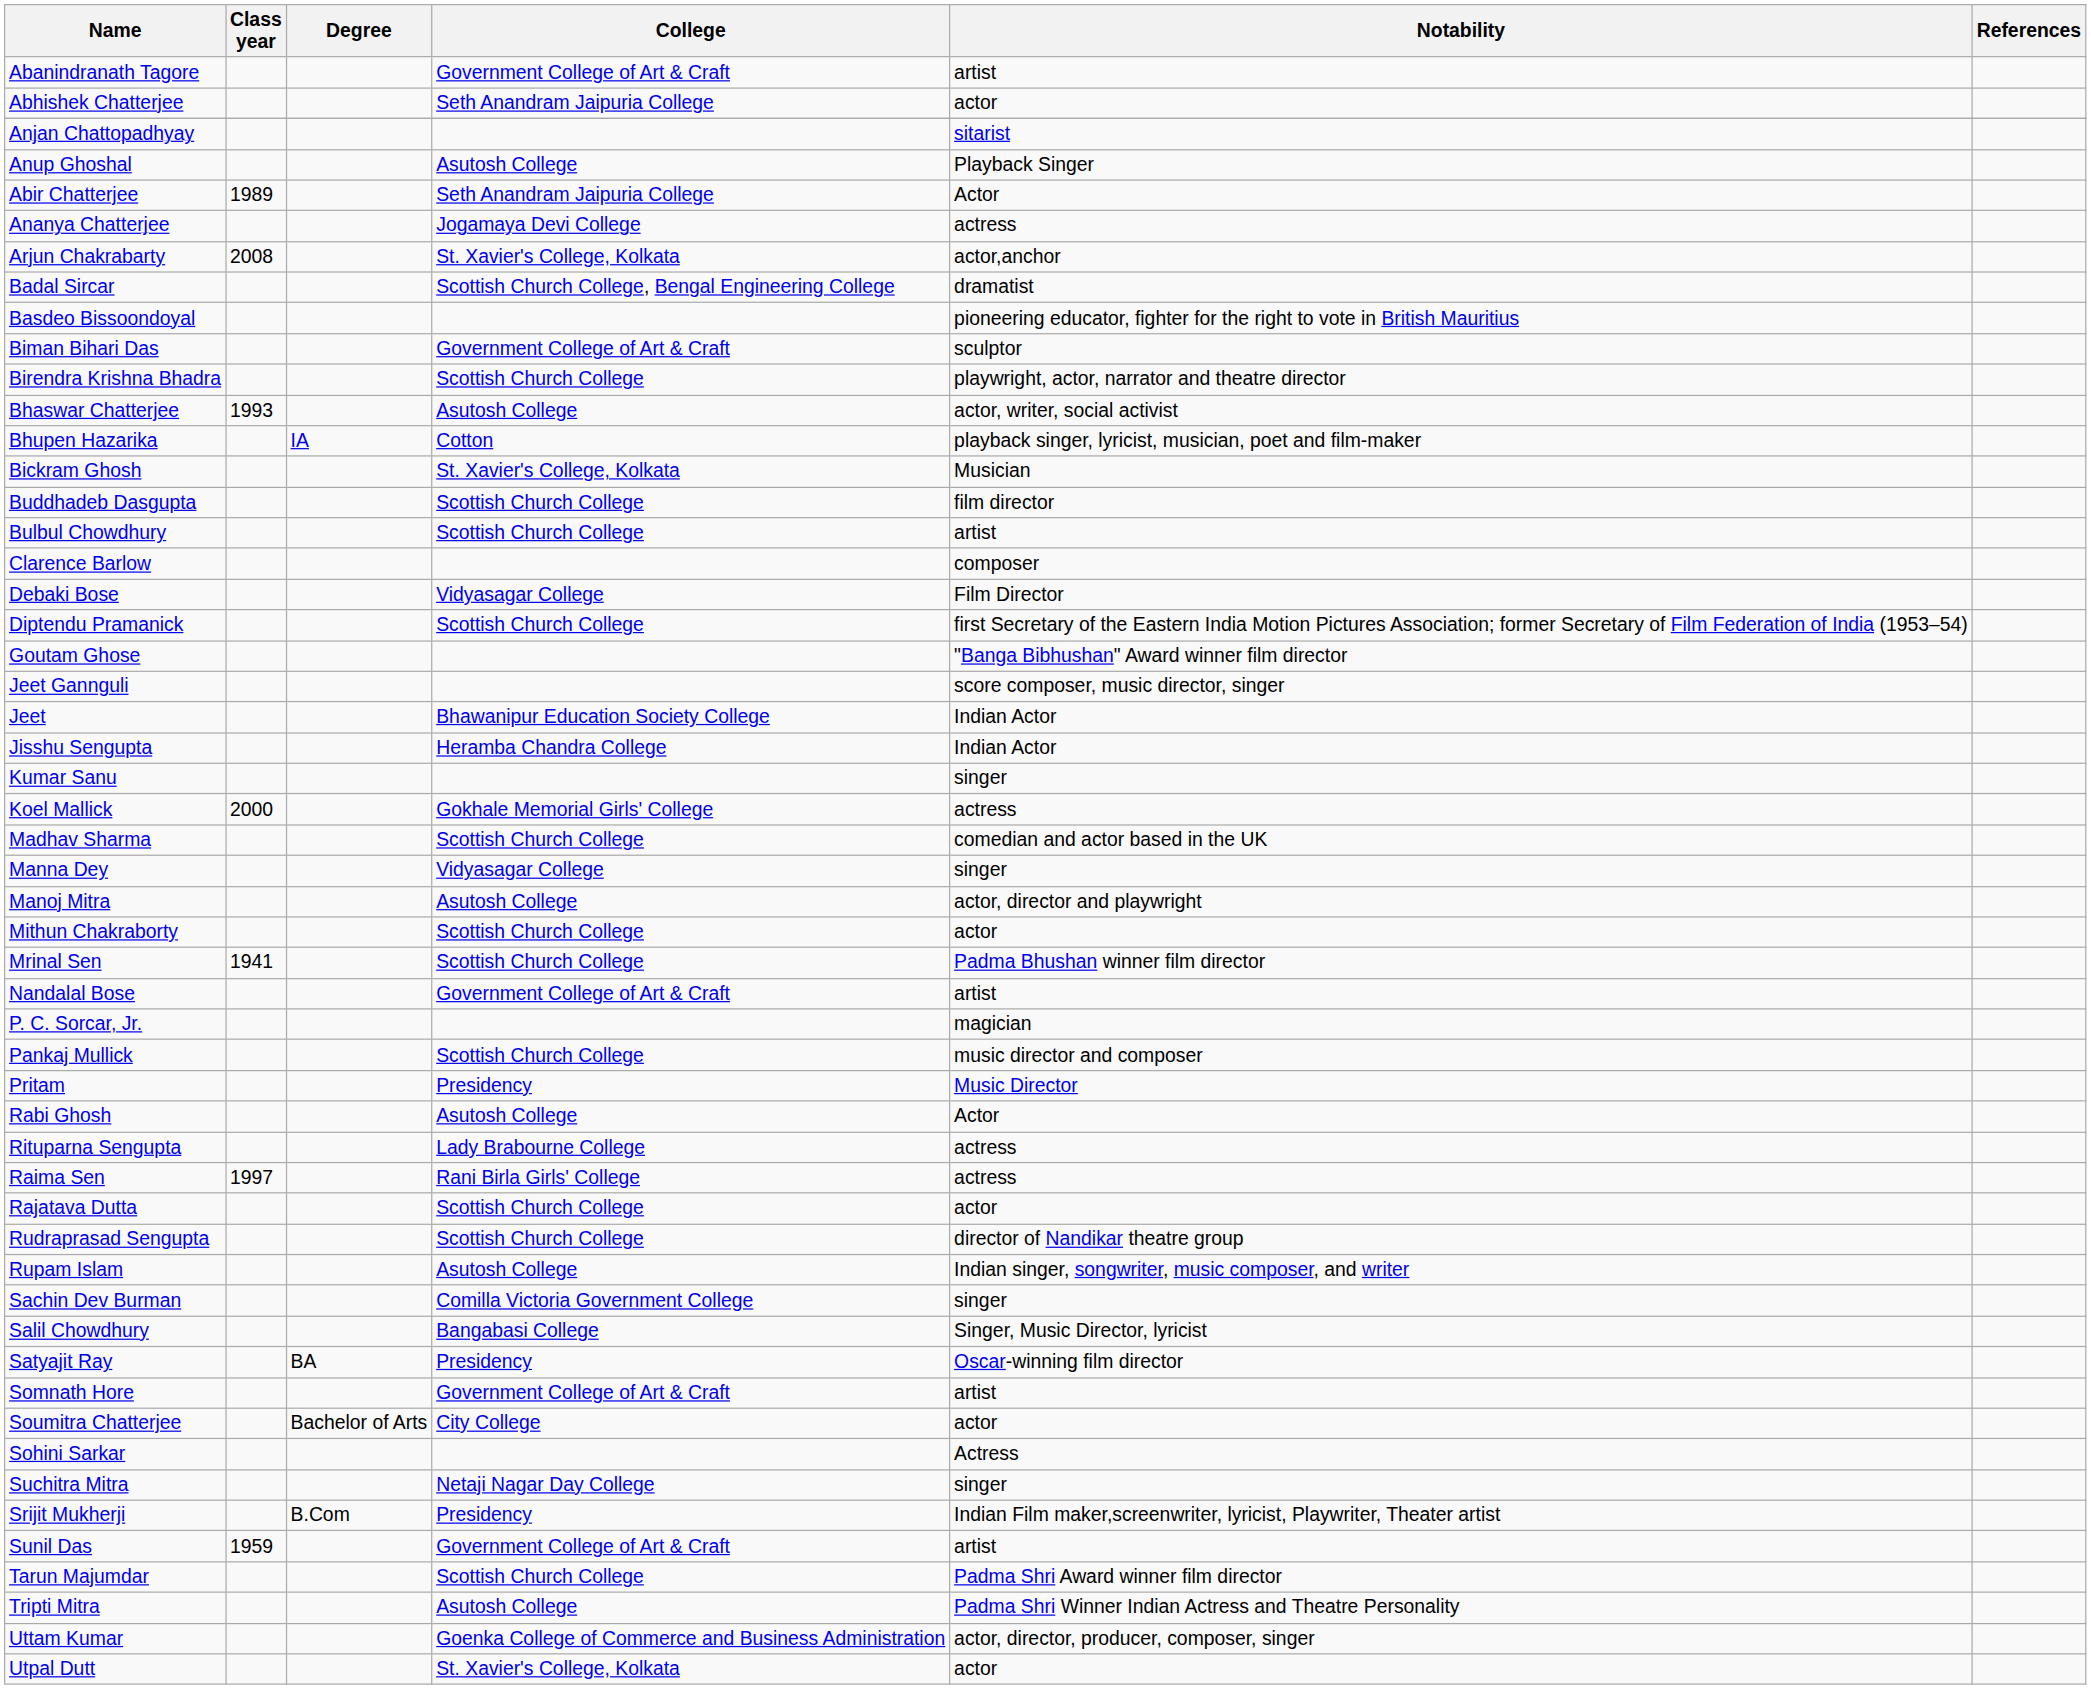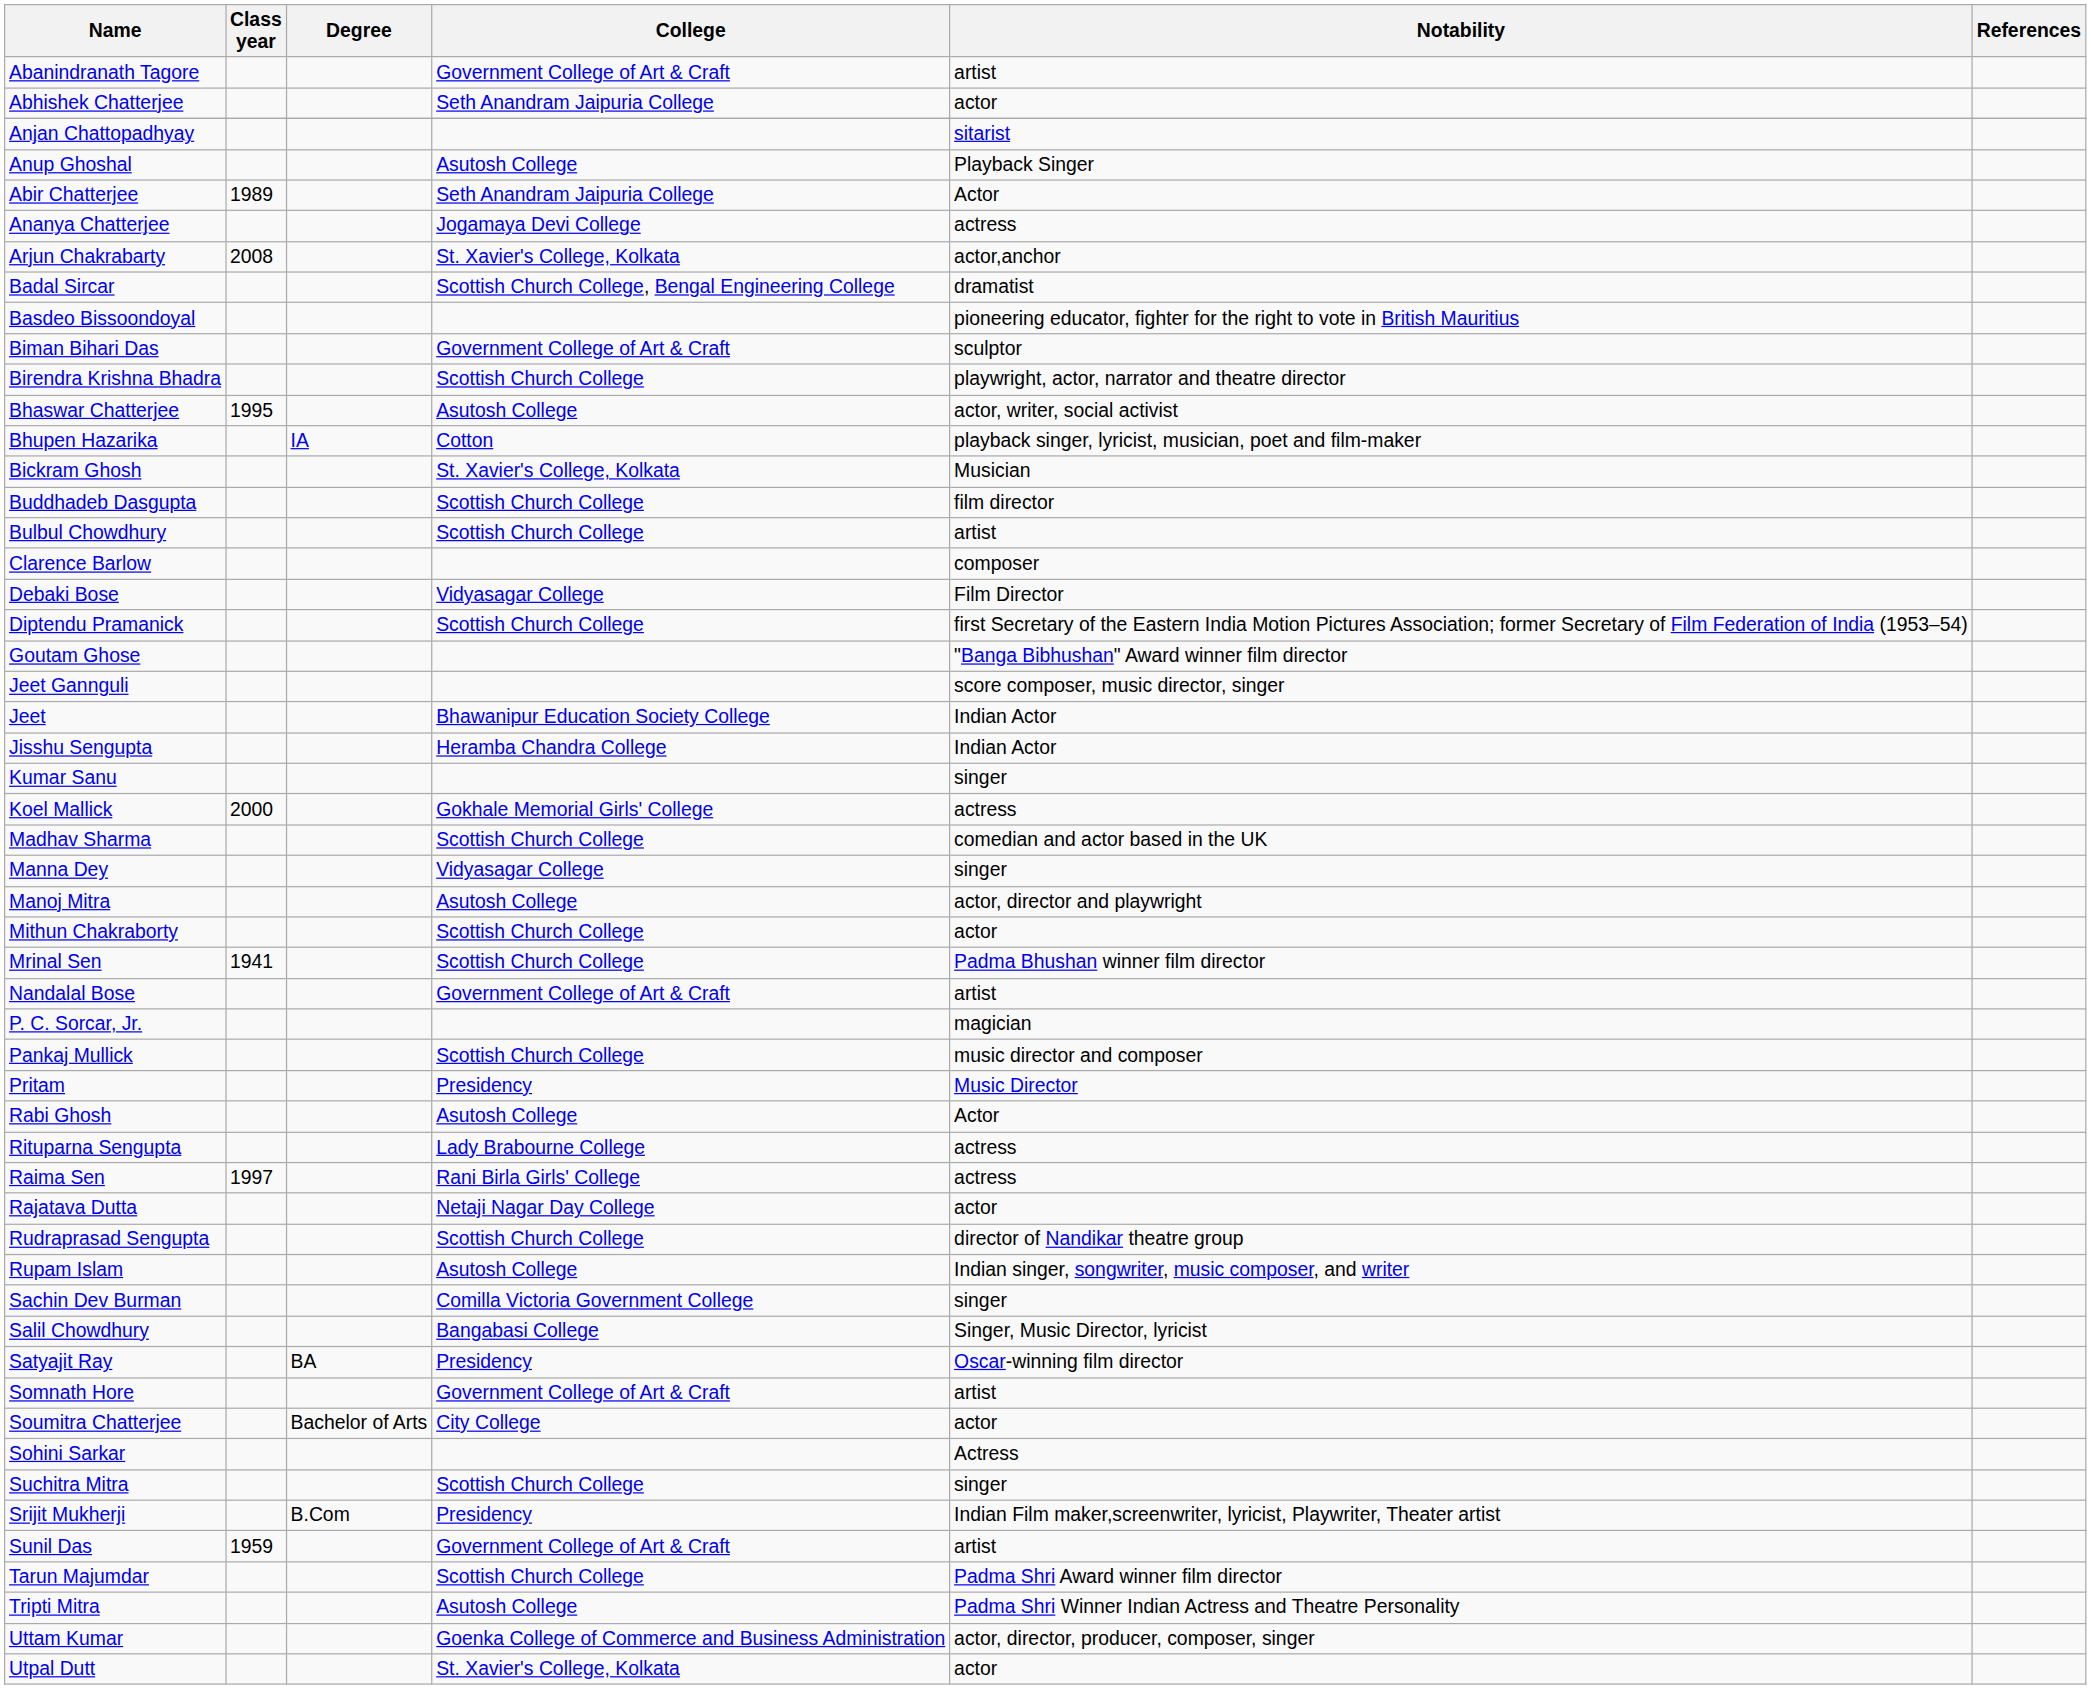(252, 410) 1993 -> (252, 410) 1995
(540, 1208) Scottish Church College -> (545, 1208) Netaji Nagar Day College
(545, 1484) Netaji Nagar Day College -> (540, 1484) Scottish Church College
